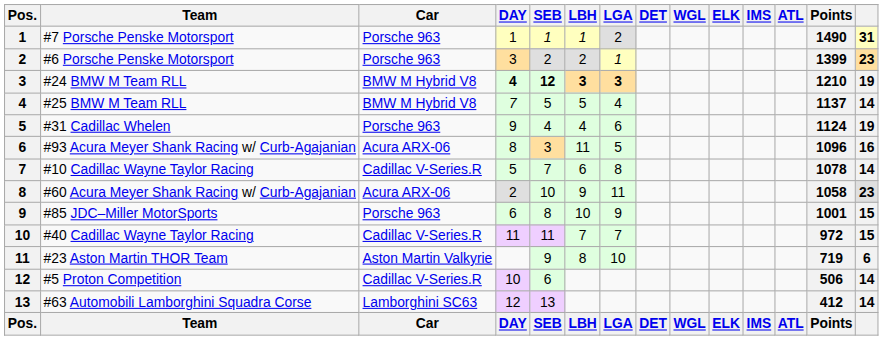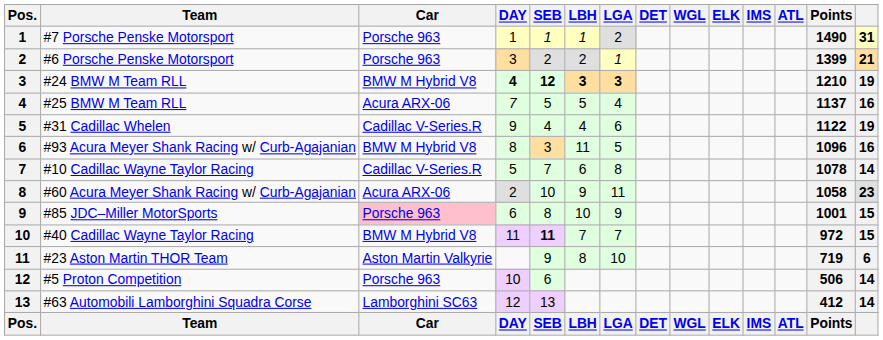(867, 60) 23 -> (867, 60) 21
(419, 104) BMW M Hybrid V8 -> (406, 104) Acura ARX-06
(867, 104) 14 -> (867, 104) 16
(401, 126) Porsche 963 -> (422, 126) Cadillac V-Series.R
(831, 126) 1124 -> (831, 126) 1122
(406, 148) Acura ARX-06 -> (419, 148) BMW M Hybrid V8
(401, 214) no background -> (401, 214) pink background
(422, 236) Cadillac V-Series.R -> (419, 236) BMW M Hybrid V8
(548, 236) normal -> (548, 236) bold
(422, 280) Cadillac V-Series.R -> (401, 280) Porsche 963
